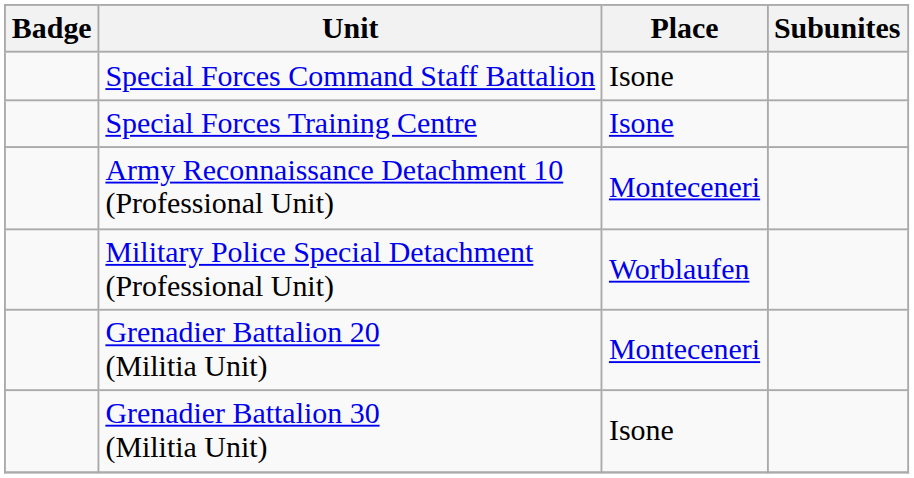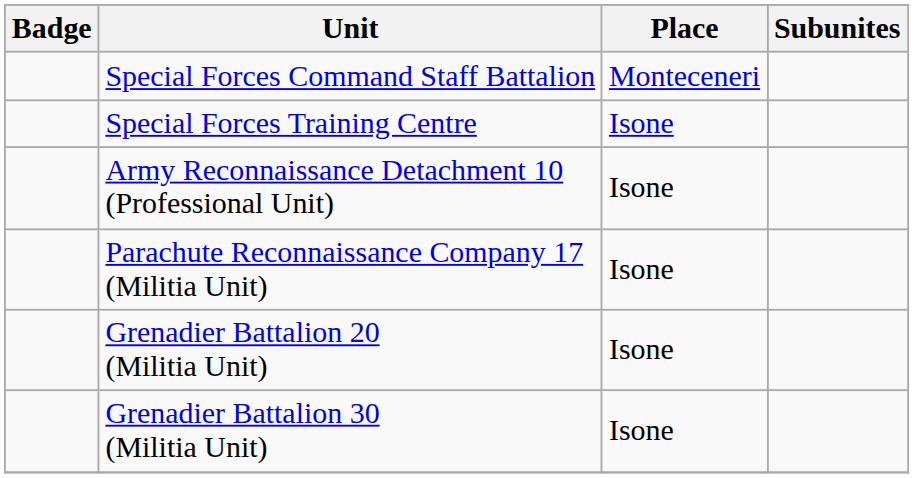(641, 75) Isone -> (685, 75) Monteceneri
(685, 187) Monteceneri -> (641, 187) Isone
- row: (319, 268)
+ row: (344, 268)
(685, 349) Monteceneri -> (641, 349) Isone
